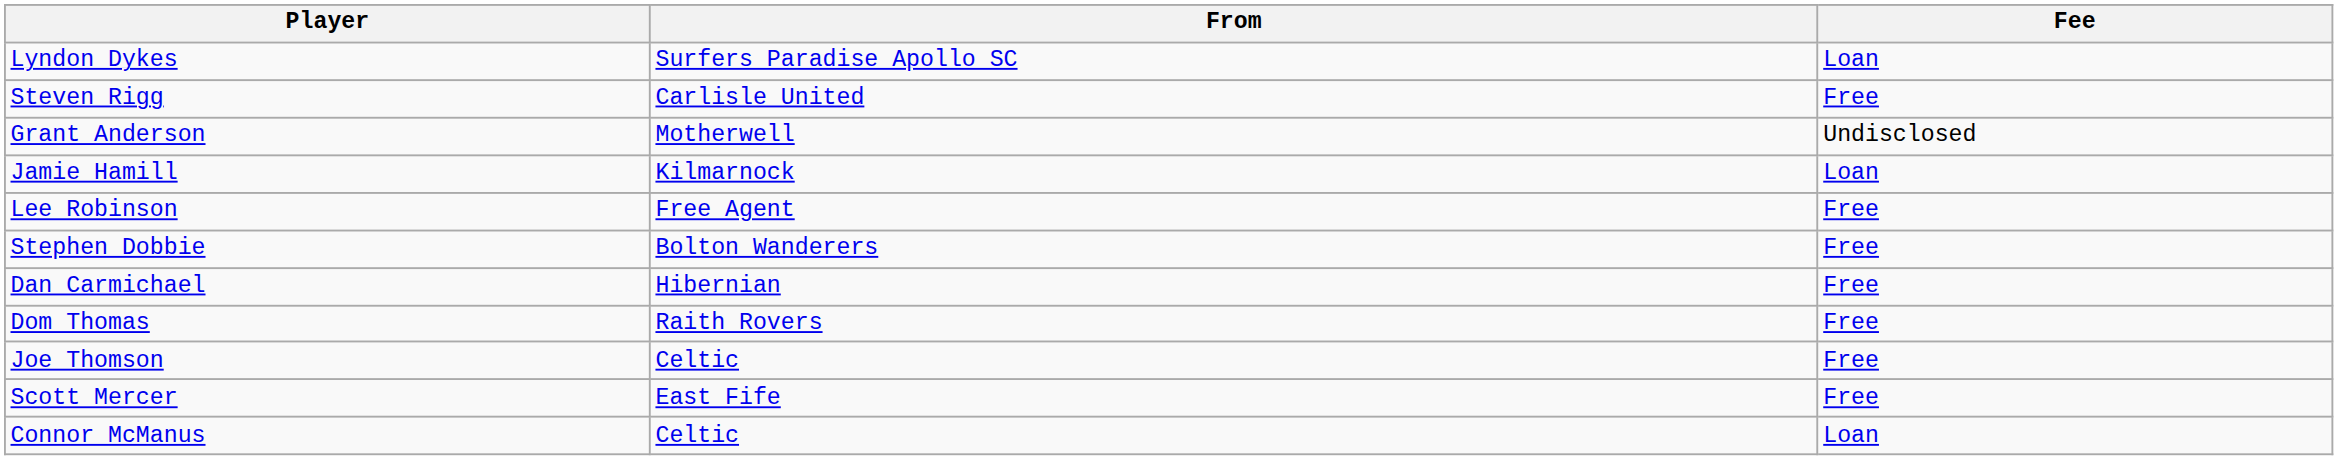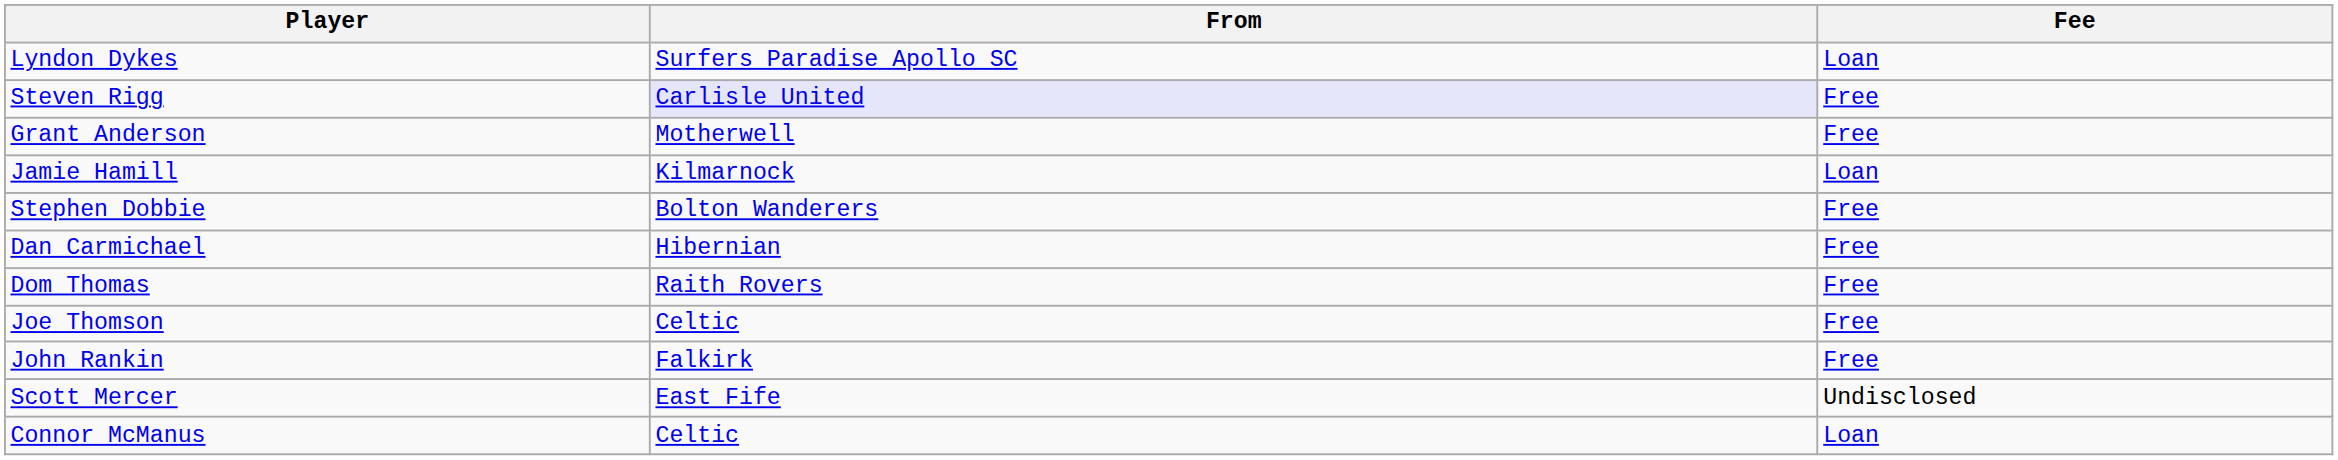(760, 99) no background -> (760, 99) lavender background
(1900, 136) Undisclosed -> (1851, 136) Free
- row: (94, 211)
+ row: (87, 361)
(1851, 399) Free -> (1900, 399) Undisclosed
